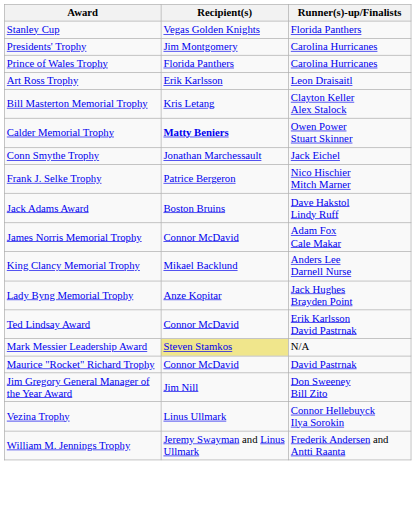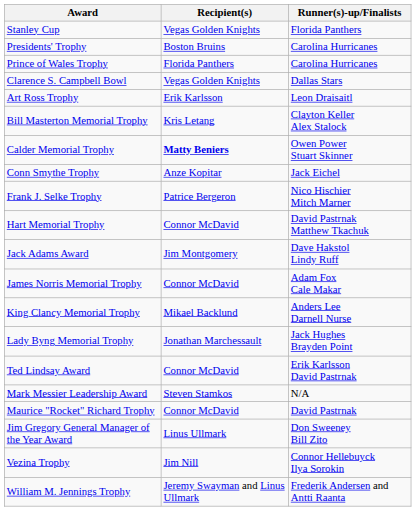(201, 47) Jim Montgomery -> (194, 47) Boston Bruins
+ row: (67, 81)
(212, 156) Jonathan Marchessault -> (192, 173) Anze Kopitar
+ row: (56, 225)
(194, 208) Boston Bruins -> (201, 254) Jim Montgomery
(192, 295) Anze Kopitar -> (212, 341) Jonathan Marchessault
(198, 347) khaki background -> (198, 393) no background
(181, 387) Jim Nill -> (195, 433) Linus Ullmark
(195, 416) Linus Ullmark -> (181, 462) Jim Nill
